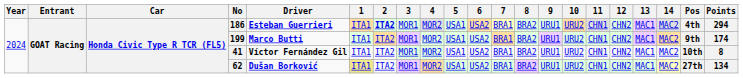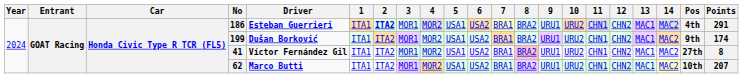(721, 25) 294 -> (721, 25) 291
(276, 38) Marco Butti -> (283, 38) Dušan Borković
(527, 52) no background -> (527, 52) pink background
(692, 52) 10th -> (692, 52) 27th
(283, 66) Dušan Borković -> (276, 66) Marco Butti
(361, 66) khaki background -> (361, 66) no background
(692, 66) 27th -> (692, 66) 10th
(721, 66) 134 -> (721, 66) 207
